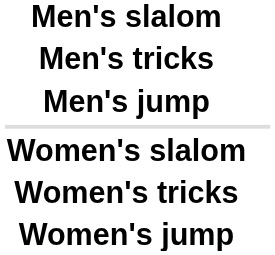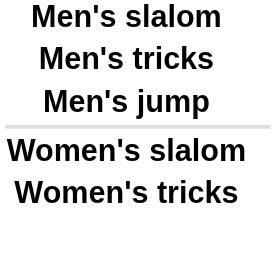- row: (126, 235)
